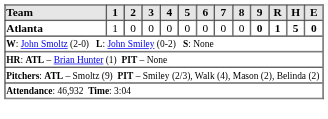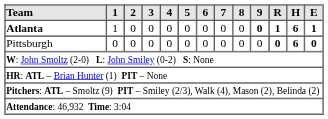(296, 28) 5 -> (296, 28) 6
(314, 28) 0 -> (314, 28) 1
+ row: (29, 43)
